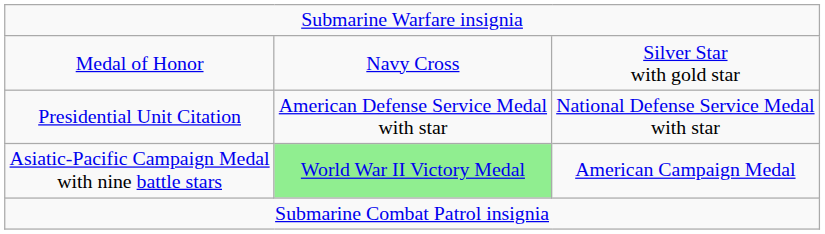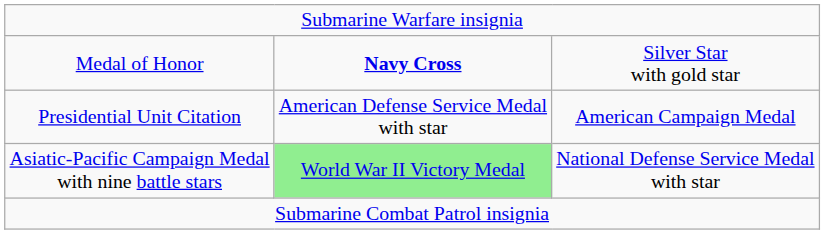(413, 62) normal -> (413, 62) bold
(685, 116) National Defense Service Medal with star -> (685, 116) American Campaign Medal
(685, 170) American Campaign Medal -> (685, 170) National Defense Service Medal with star
